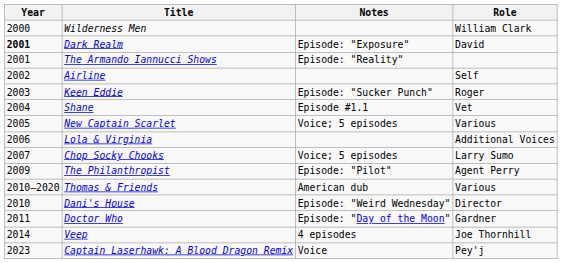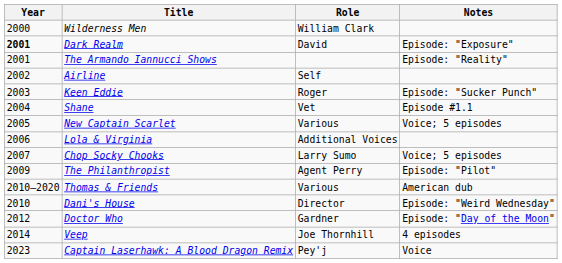columns swapped: (505, 12) <-> (374, 12)
(18, 219) 2011 -> (18, 219) 2012
